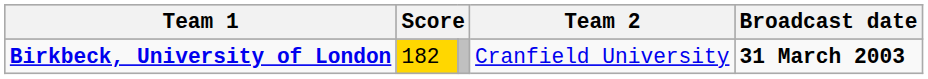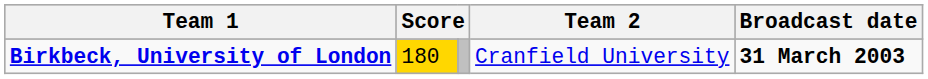(421, 57) 182 -> (421, 57) 180
